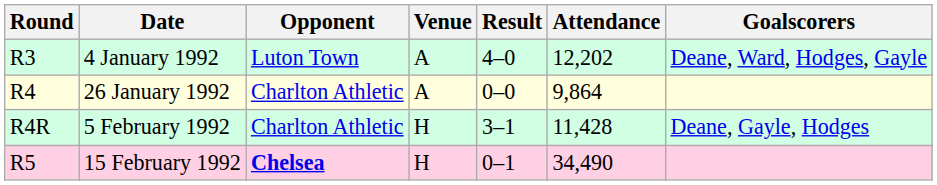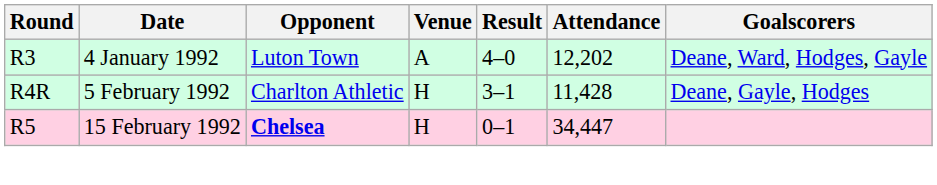- row: (157, 92)
(583, 162) 34,490 -> (583, 127) 34,447
